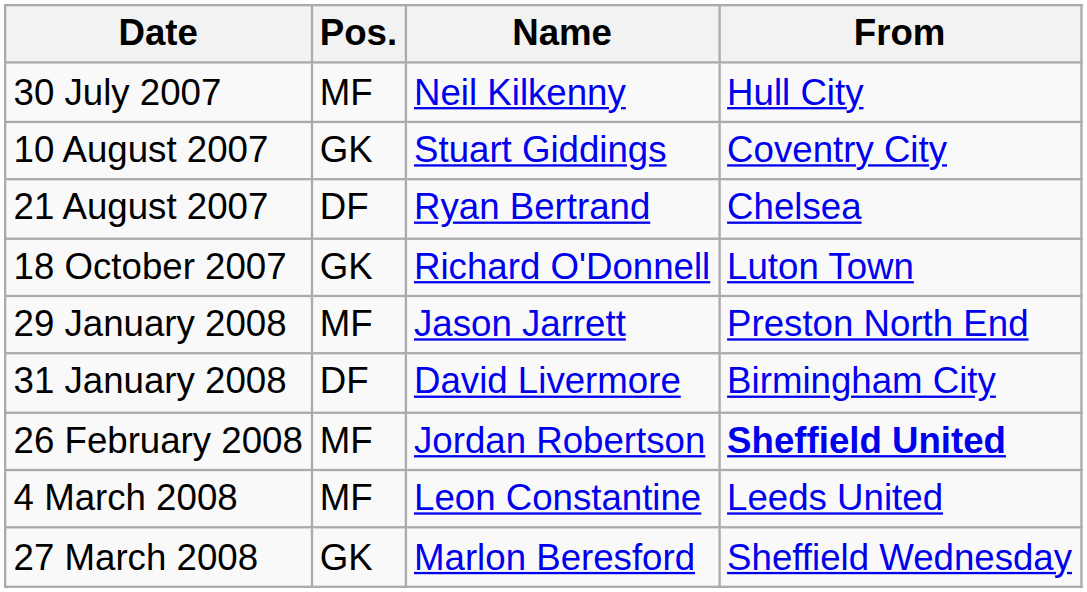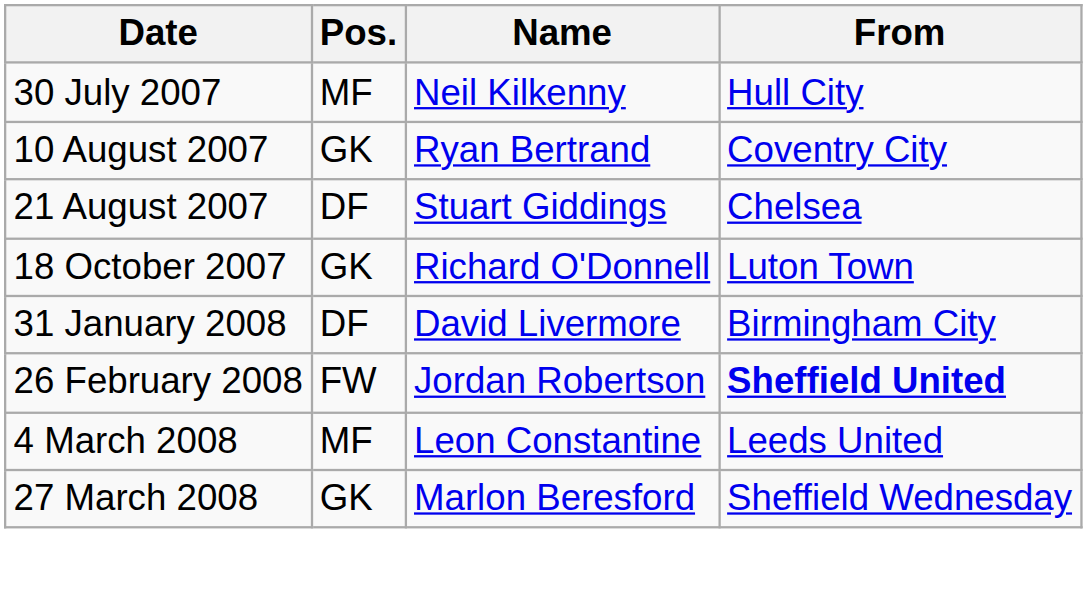(540, 149) Stuart Giddings -> (532, 149) Ryan Bertrand
(532, 207) Ryan Bertrand -> (540, 207) Stuart Giddings
- row: (150, 324)
(346, 440) MF -> (348, 382) FW
